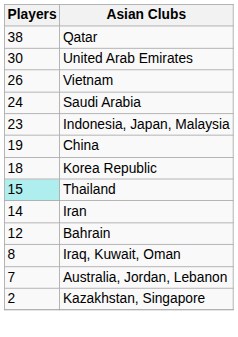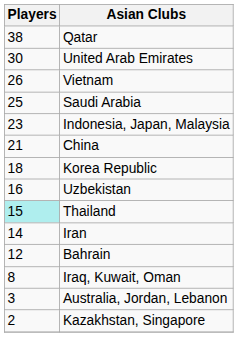(15, 102) 24 -> (15, 102) 25
(15, 146) 19 -> (15, 146) 21
+ row: (97, 189)
(11, 277) 7 -> (11, 299) 3
